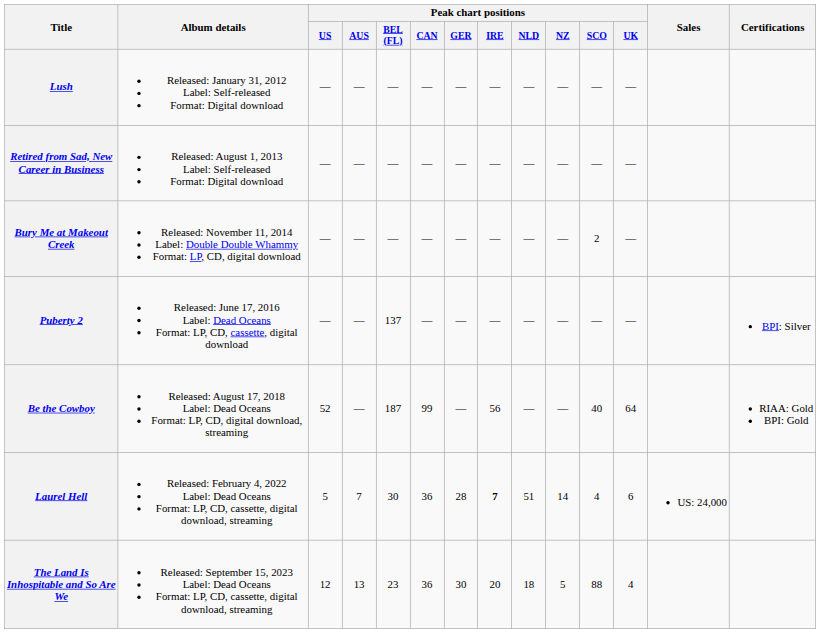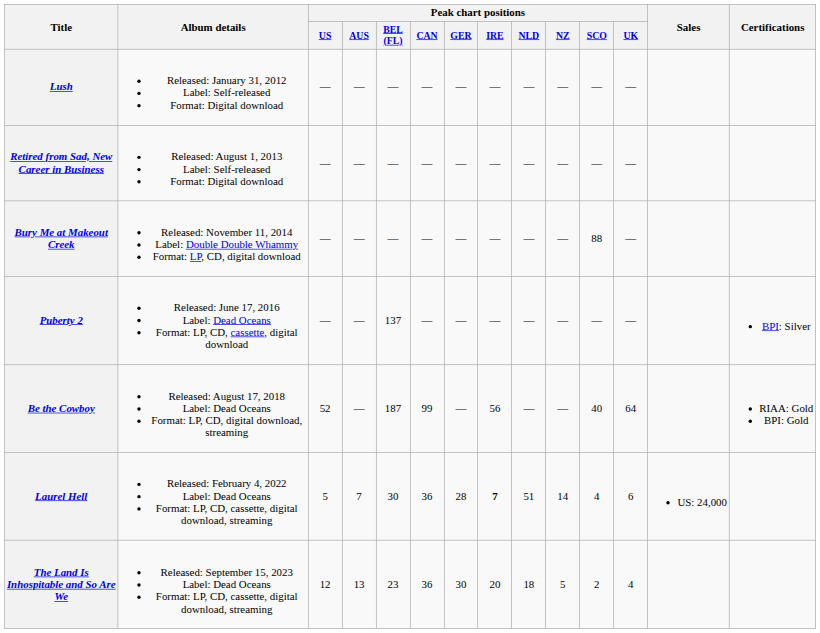(597, 238) 2 -> (597, 238) 88
(597, 584) 88 -> (597, 584) 2
